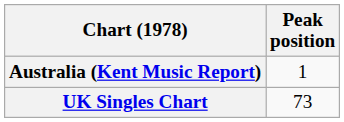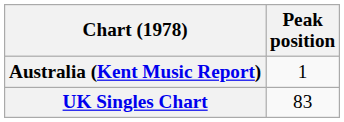(303, 102) 73 -> (303, 102) 83
